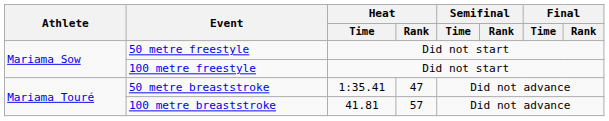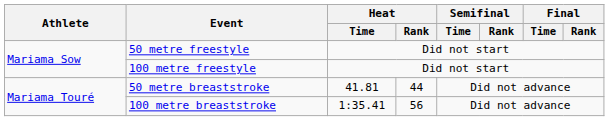(362, 87) 1:35.41 -> (362, 87) 41.81
(416, 87) 47 -> (416, 87) 44
(362, 106) 41.81 -> (362, 106) 1:35.41
(416, 106) 57 -> (416, 106) 56
